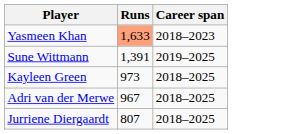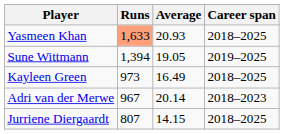+ column: (179, 14)
(185, 35) 2018–2023 -> (237, 35) 2018–2025
(135, 56) 1,391 -> (135, 56) 1,394
(185, 98) 2018–2025 -> (237, 98) 2018–2023
